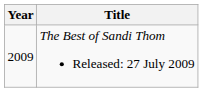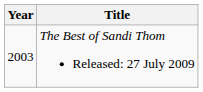(21, 56) 2009 -> (21, 56) 2003
